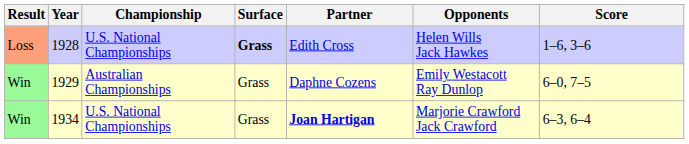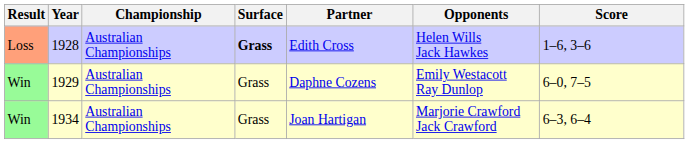(128, 44) U.S. National Championships -> (128, 44) Australian Championships
(128, 119) U.S. National Championships -> (128, 119) Australian Championships
(332, 119) bold -> (328, 119) normal
